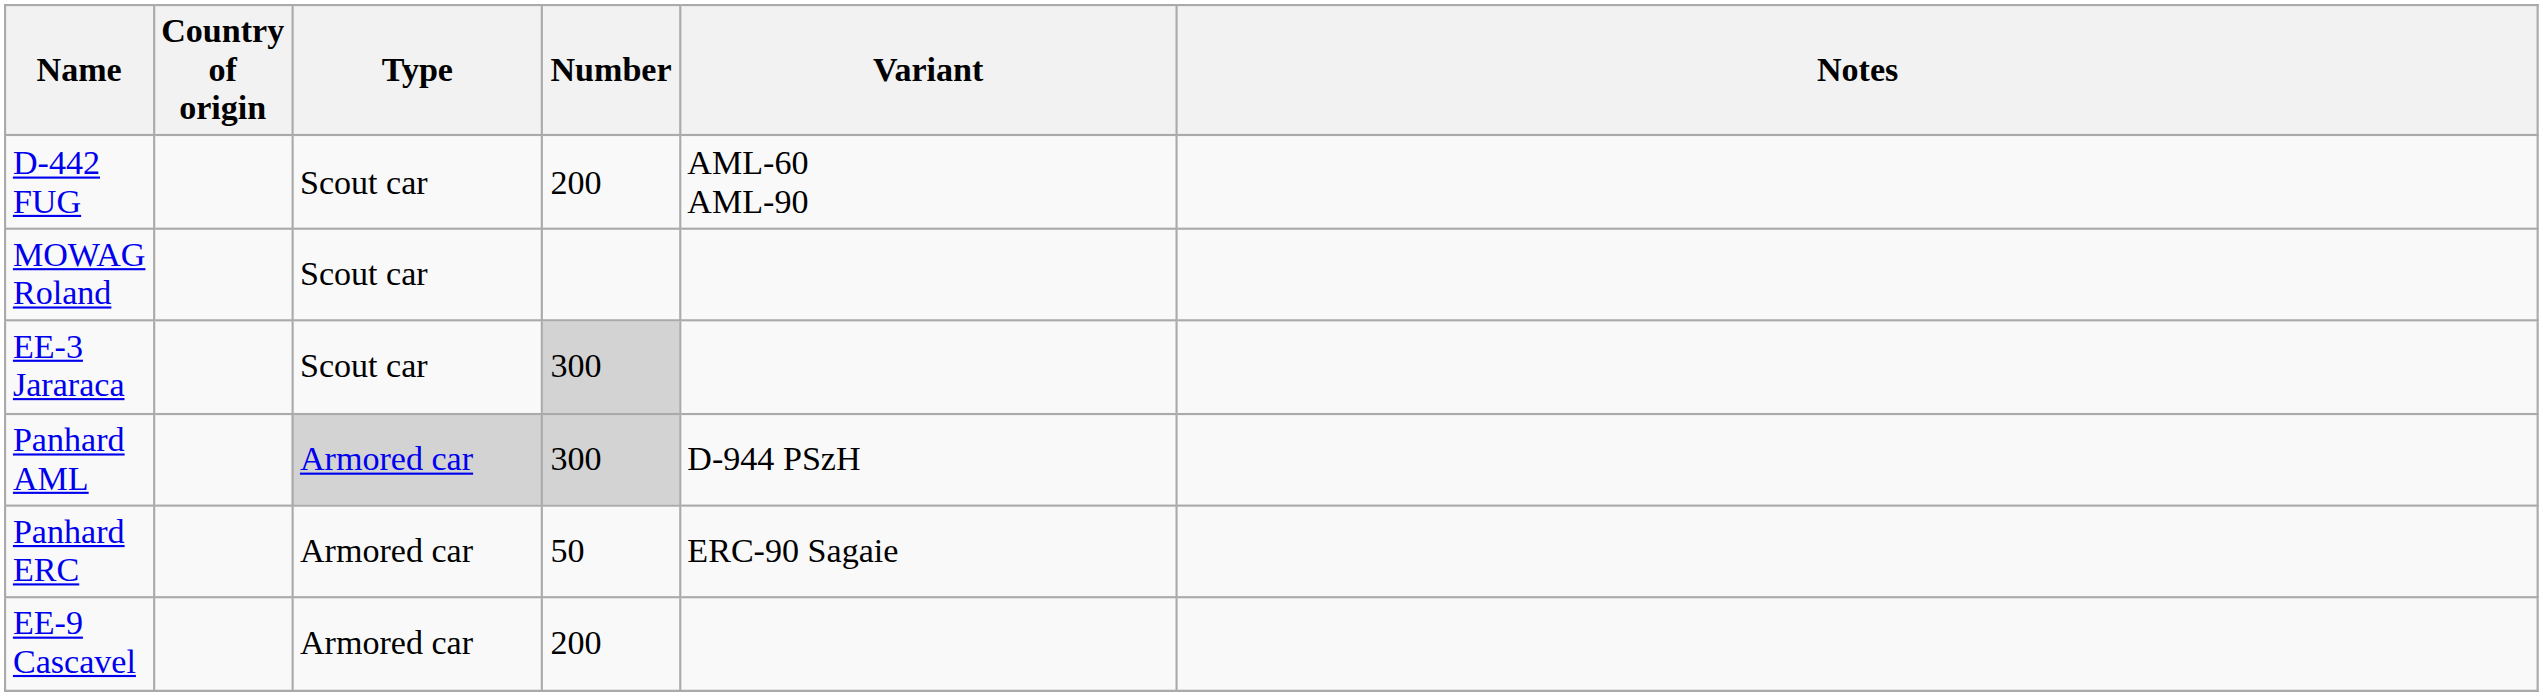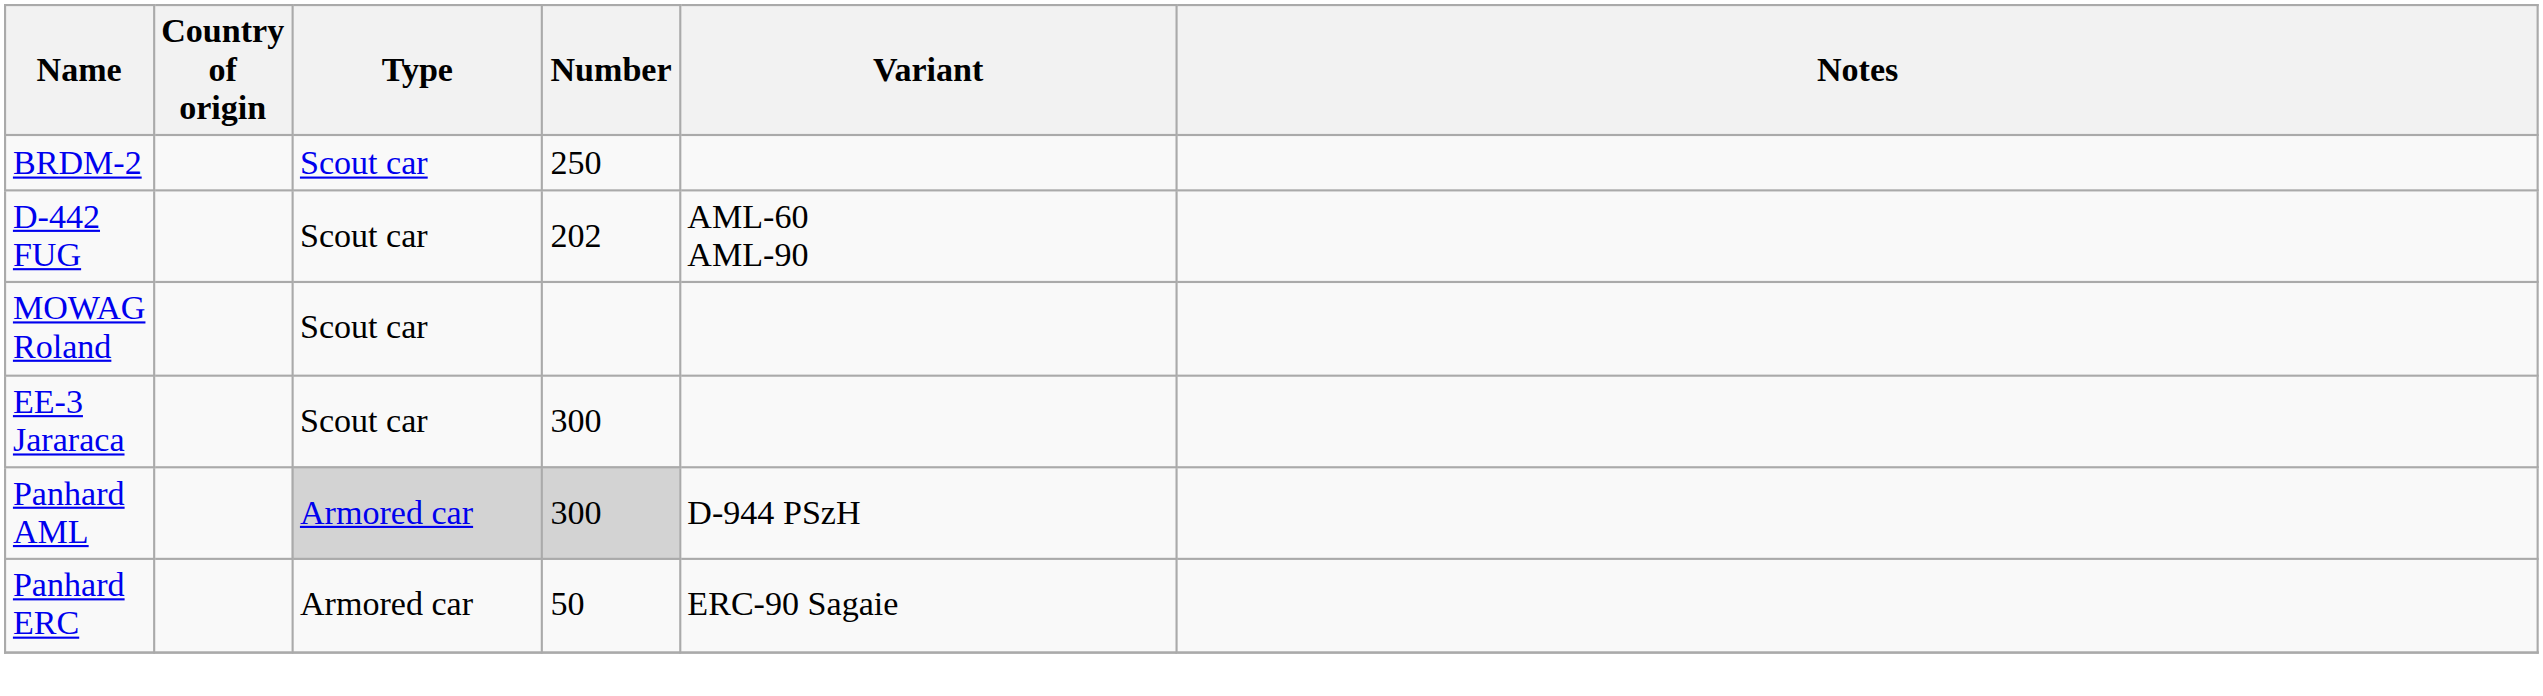+ row: (77, 162)
(576, 181) 200 -> (576, 235) 202
(576, 366) lightgrey background -> (576, 420) no background
- row: (74, 643)
